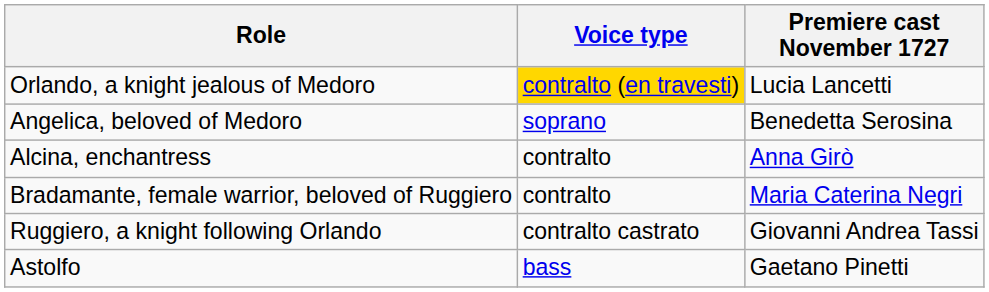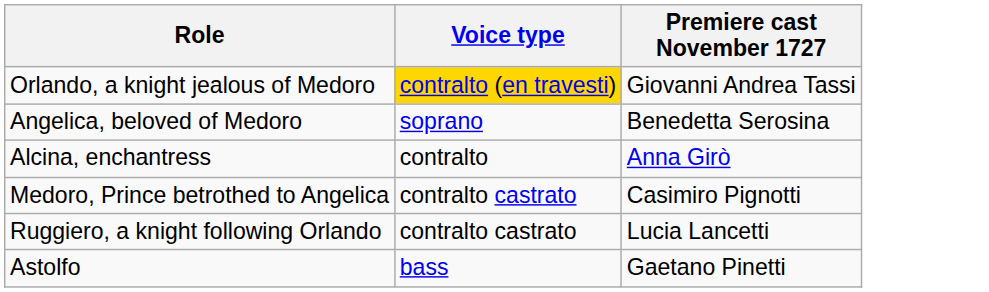(821, 85) Lucia Lancetti -> (741, 85) Giovanni Andrea Tassi
- row: (261, 194)
+ row: (200, 194)
(864, 231) Giovanni Andrea Tassi -> (698, 231) Lucia Lancetti
